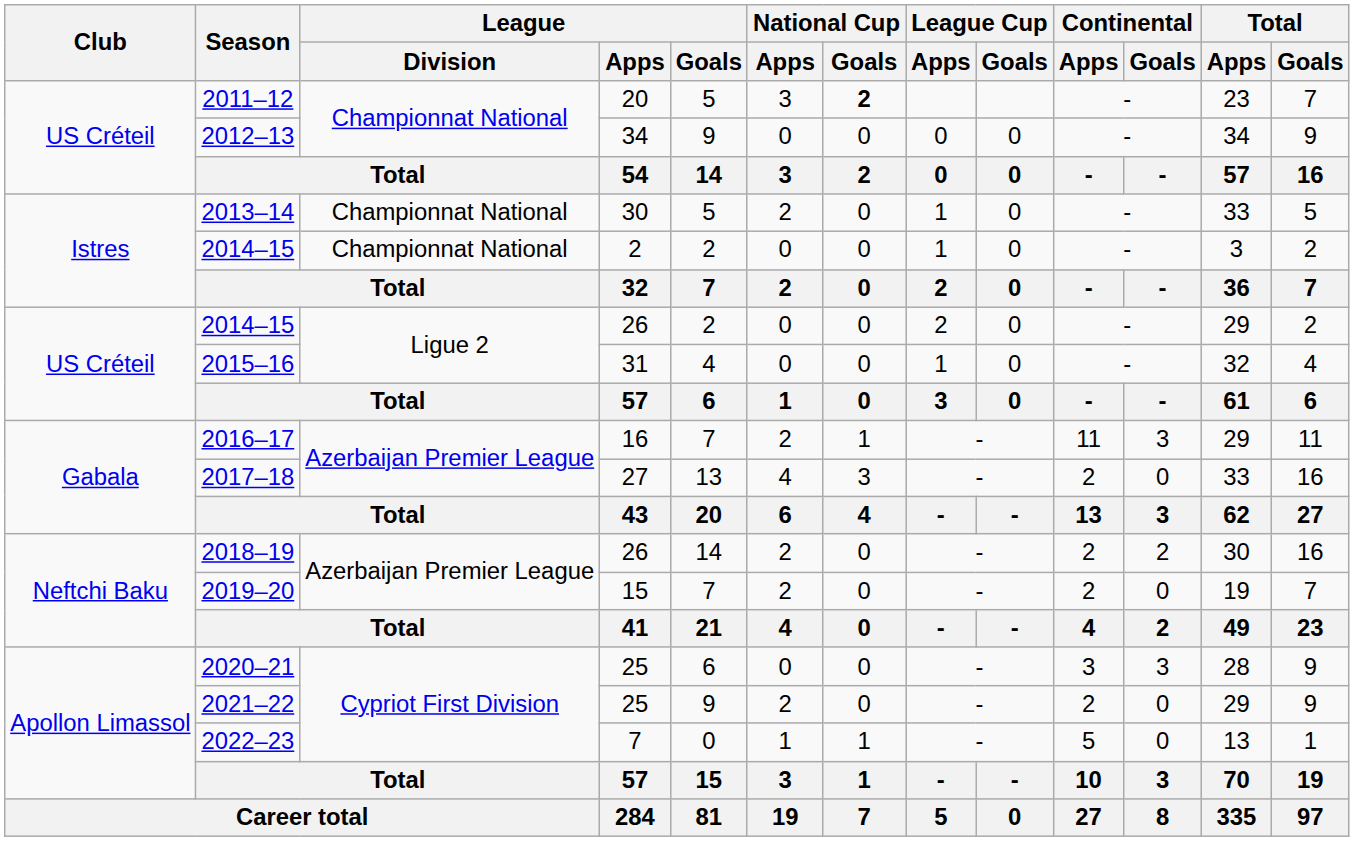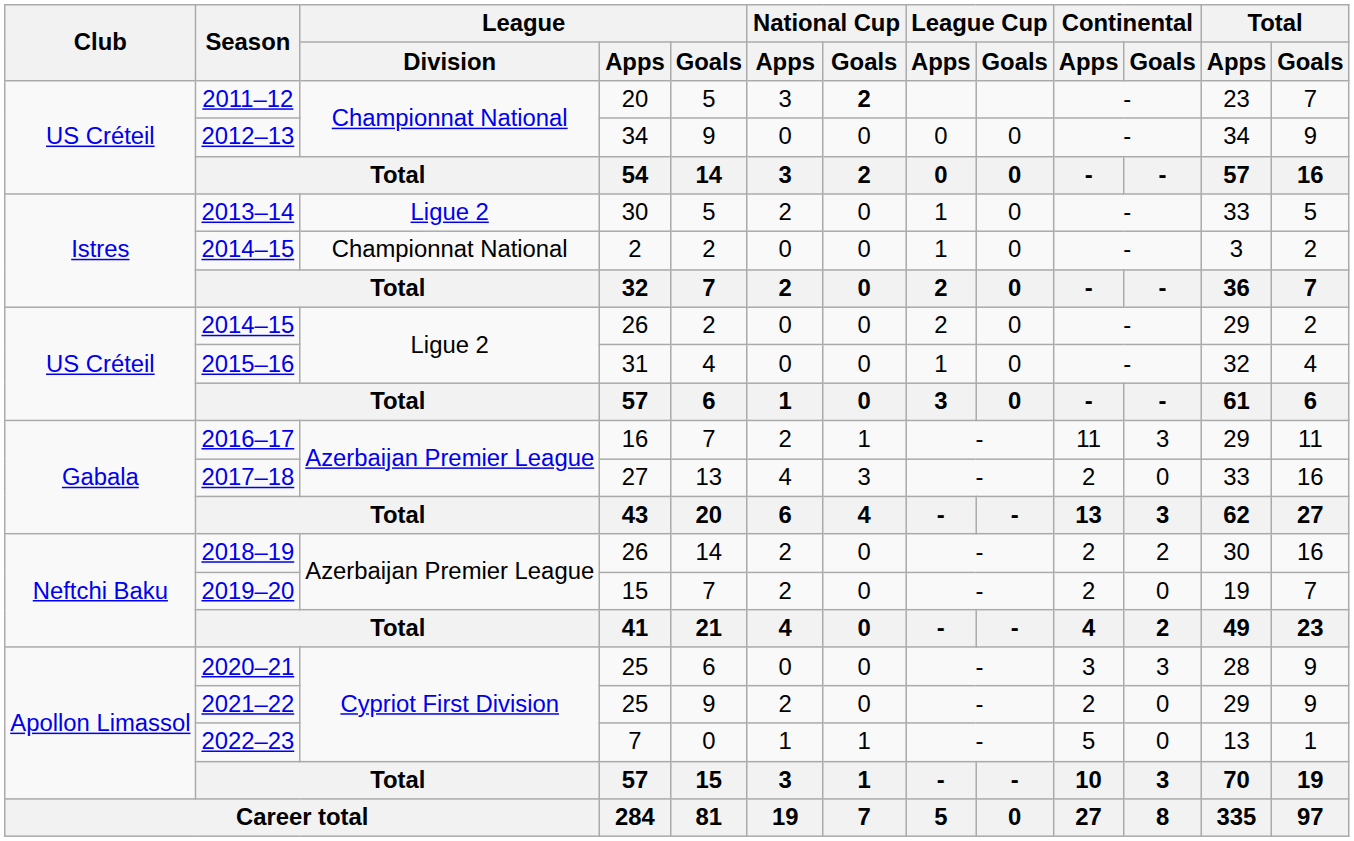(450, 212) Championnat National -> (450, 212) Ligue 2
